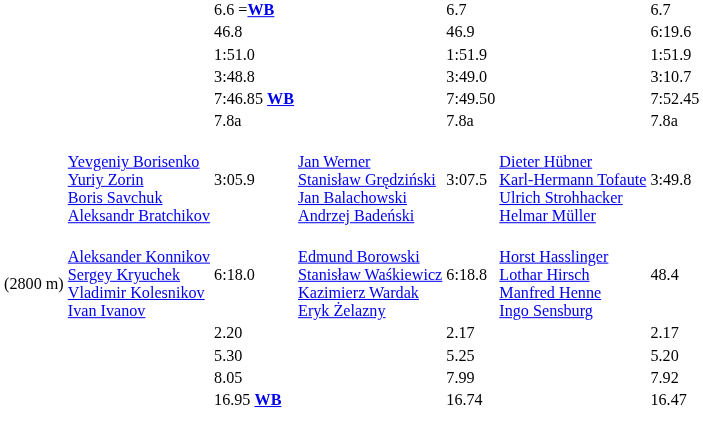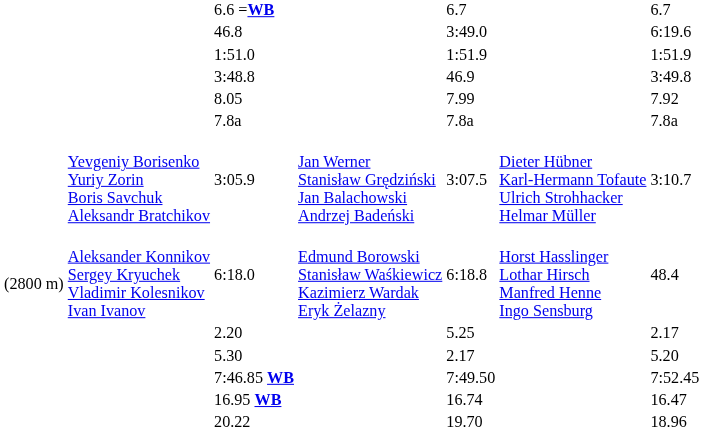(460, 32) 46.9 -> (467, 32) 3:49.0
(467, 76) 3:49.0 -> (460, 76) 46.9
(671, 76) 3:10.7 -> (671, 76) 3:49.8
rows swapped: (254, 98) <-> (228, 377)
(671, 179) 3:49.8 -> (671, 179) 3:10.7
(460, 333) 2.17 -> (460, 333) 5.25
(460, 355) 5.25 -> (460, 355) 2.17
+ row: (232, 422)
